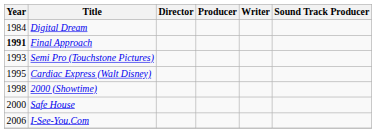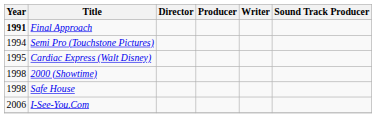- row: (59, 27)
(16, 58) 1993 -> (16, 43) 1994
(16, 105) 2000 -> (16, 89) 1998
